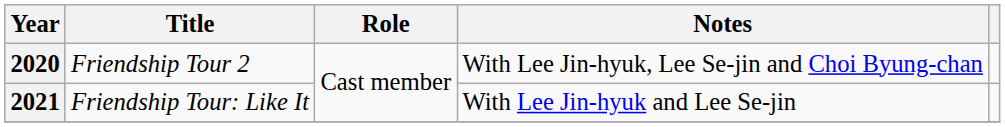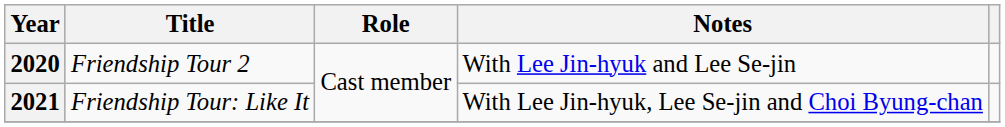(723, 63) With Lee Jin-hyuk, Lee Se-jin and Choi Byung-chan -> (629, 63) With Lee Jin-hyuk and Lee Se-jin
(629, 102) With Lee Jin-hyuk and Lee Se-jin -> (723, 102) With Lee Jin-hyuk, Lee Se-jin and Choi Byung-chan
